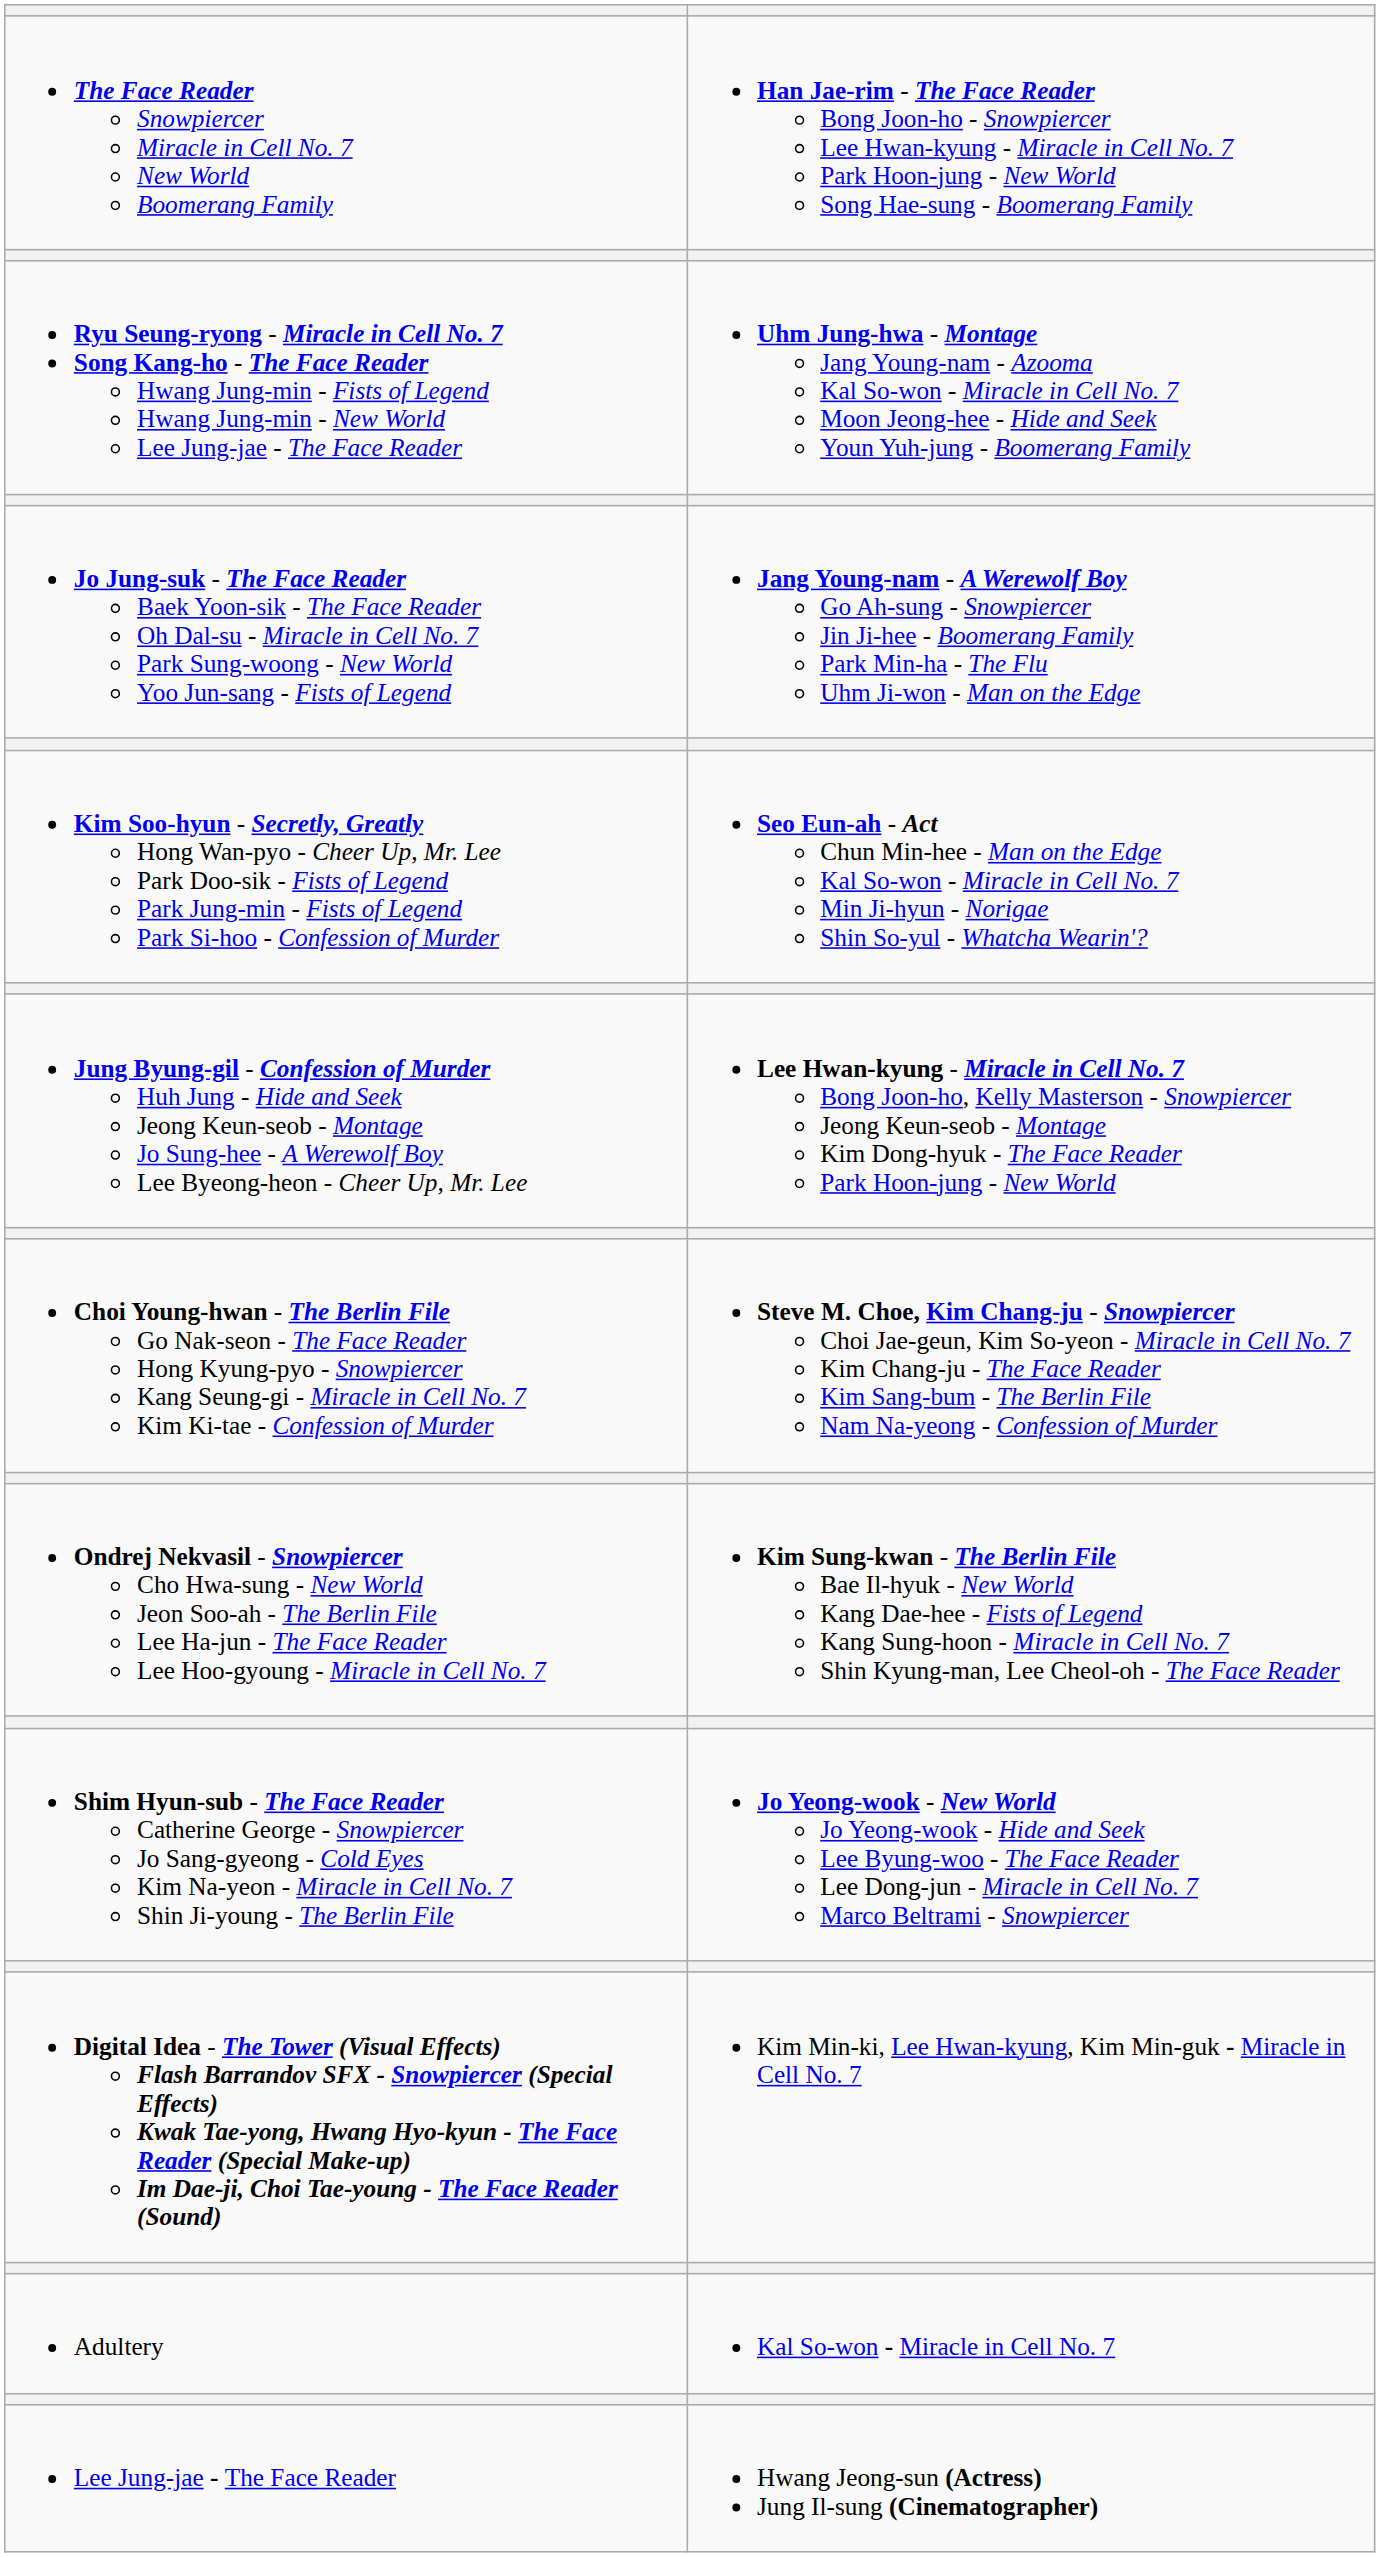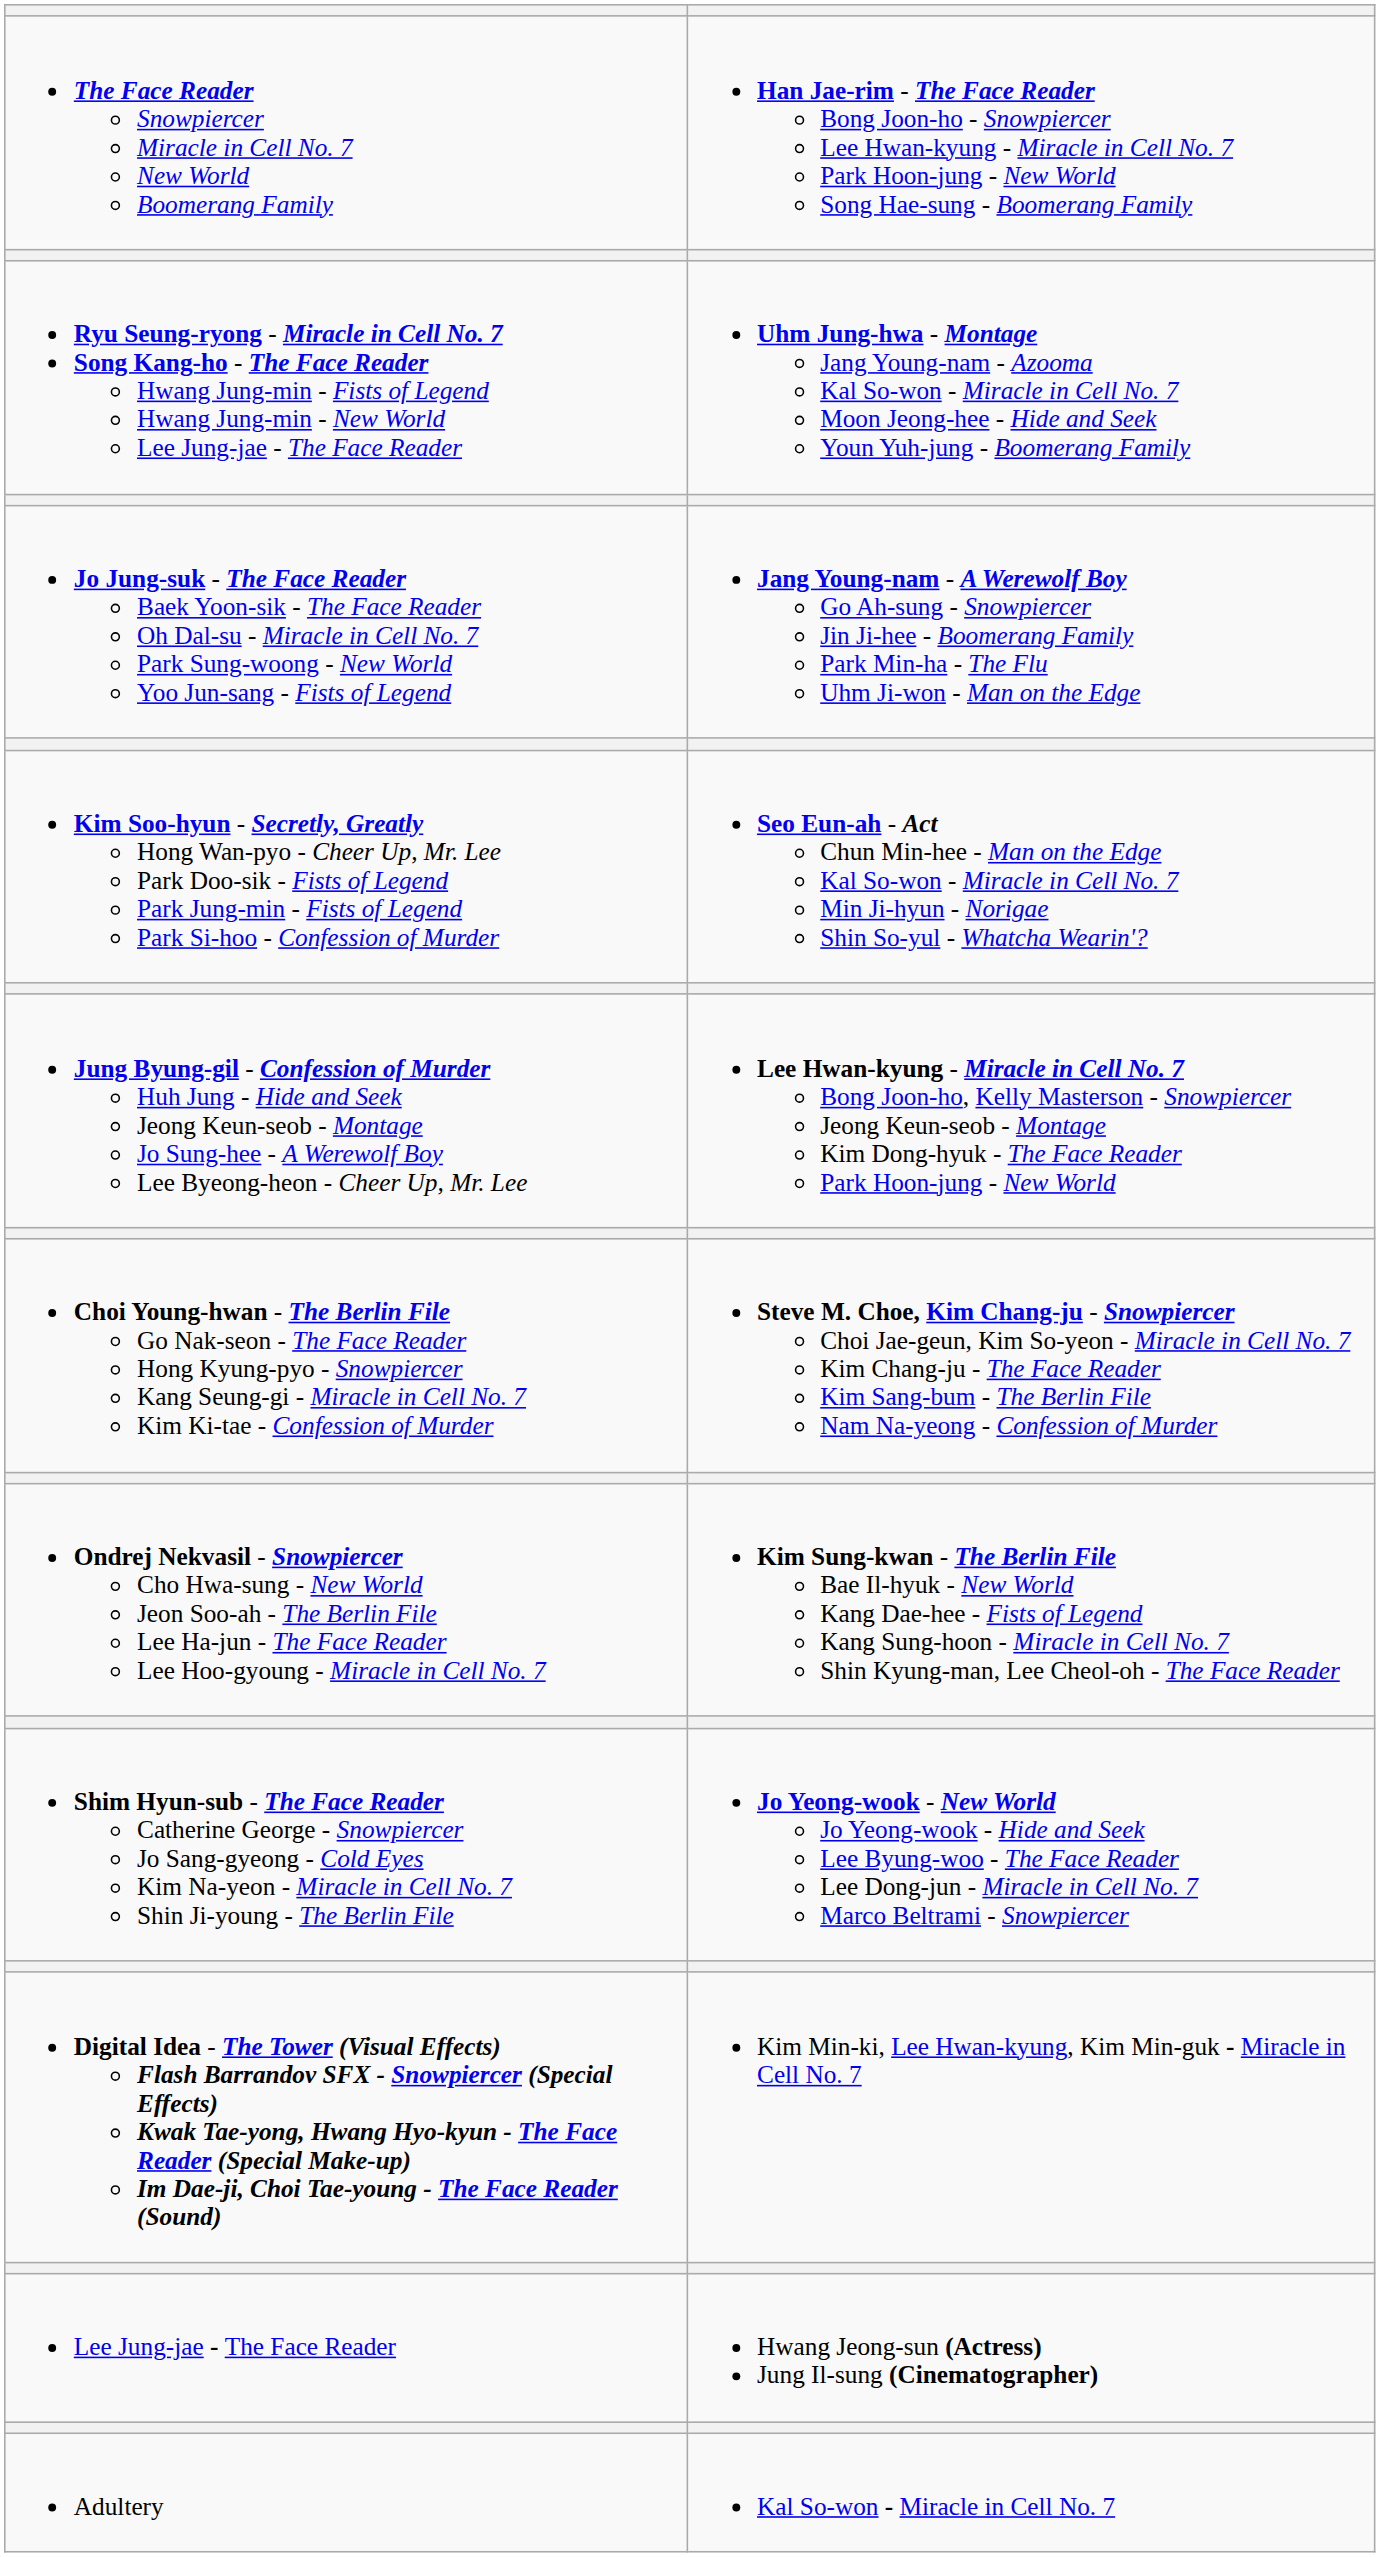rows swapped: (346, 2348) <-> (346, 2478)
